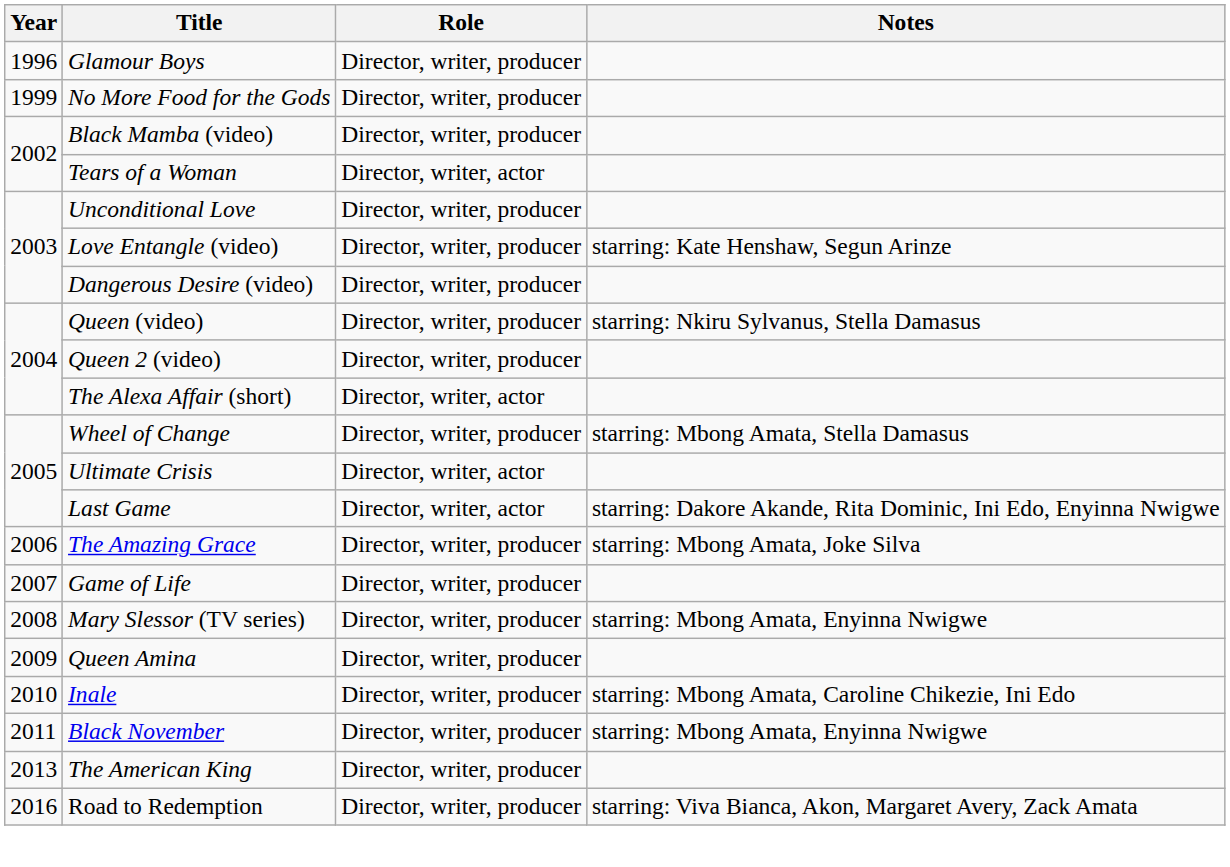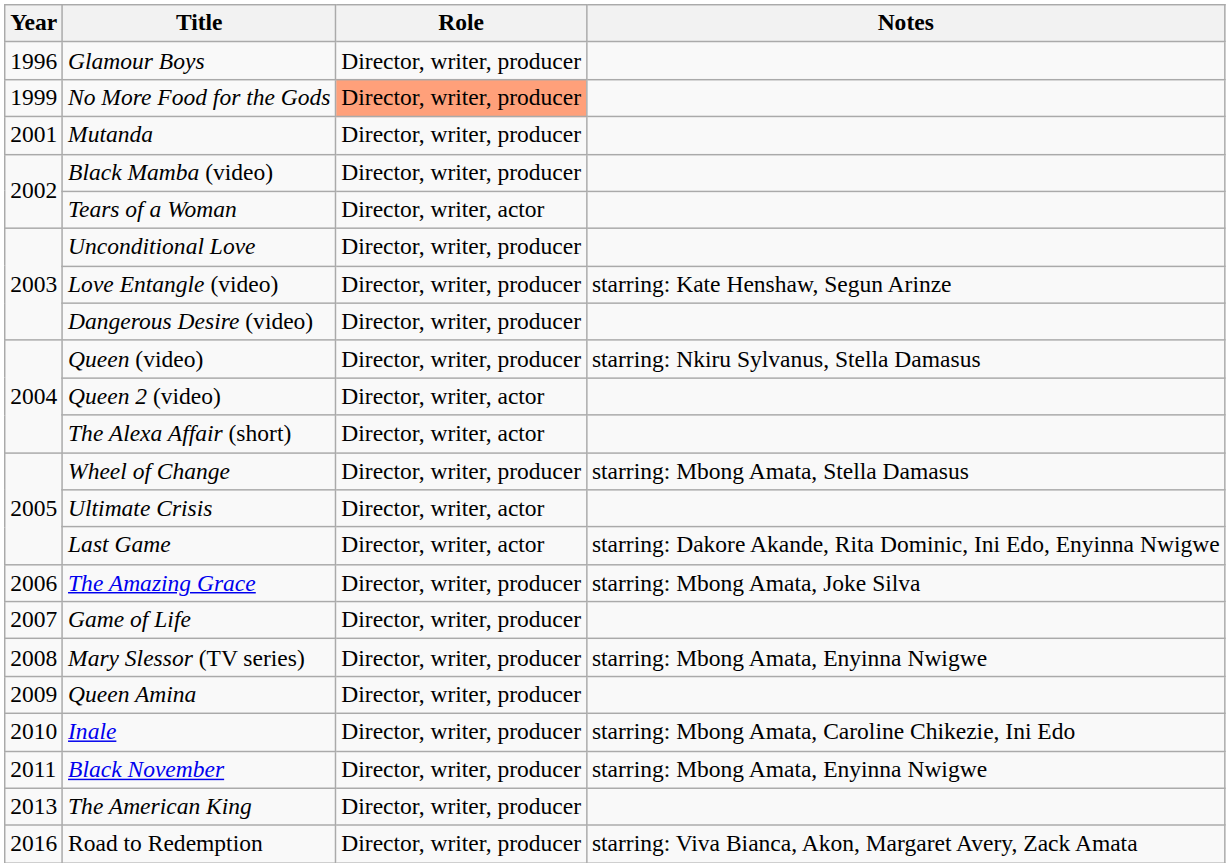(461, 97) no background -> (461, 97) lightsalmon background
+ row: (111, 135)
(461, 358) Director, writer, producer -> (443, 396) Director, writer, actor
